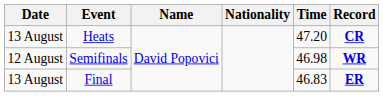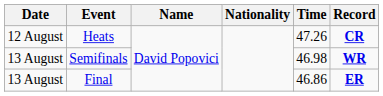(35, 36) 13 August -> (35, 36) 12 August
(312, 36) 47.20 -> (312, 36) 47.26
(35, 58) 12 August -> (35, 58) 13 August
(312, 79) 46.83 -> (312, 79) 46.86
